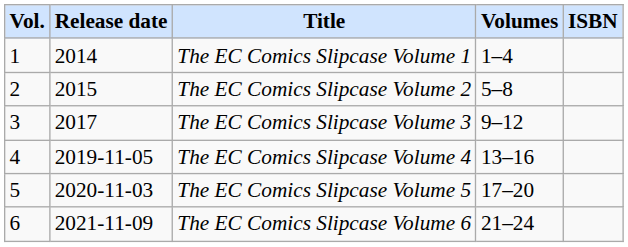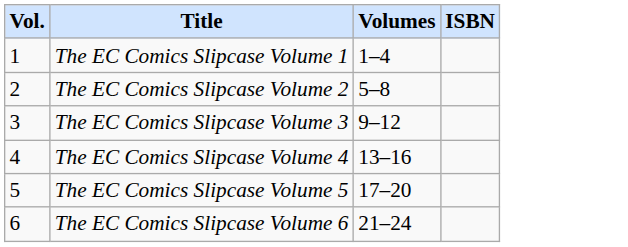- column: (111, 21)
